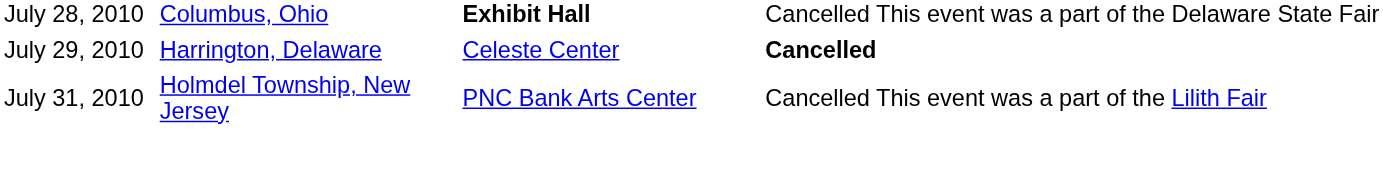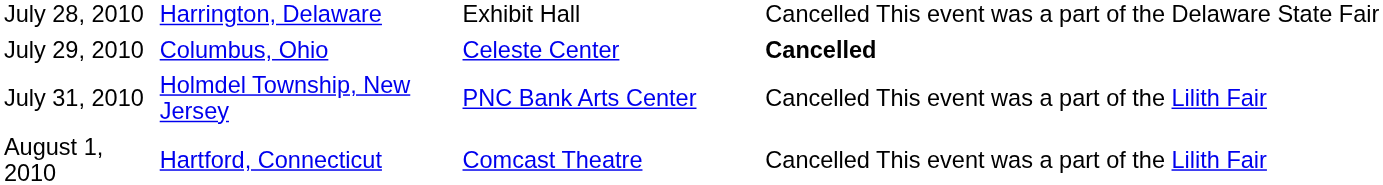(244, 14) Columbus, Ohio -> (271, 14) Harrington, Delaware
(527, 14) bold -> (521, 14) normal
(271, 49) Harrington, Delaware -> (244, 49) Columbus, Ohio
+ row: (54, 160)
